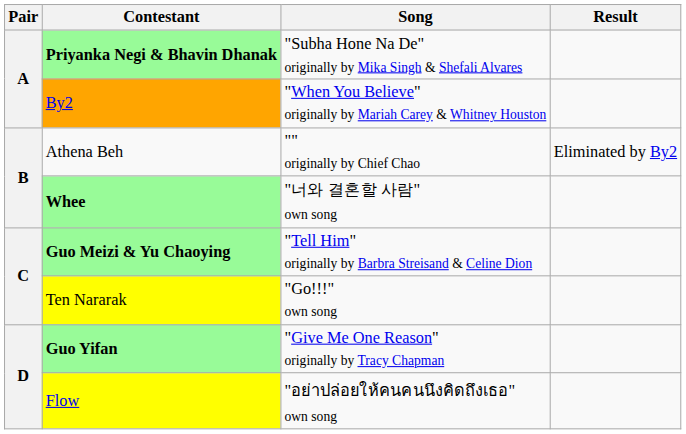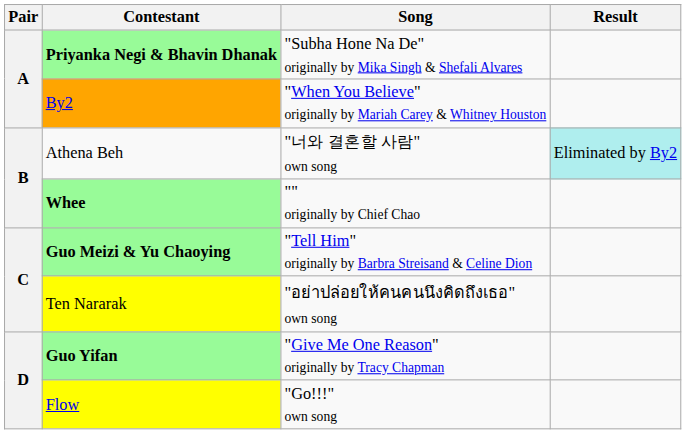(352, 151) "" originally by Chief Chao -> (352, 153) "너와 결혼할 사람" own song
(615, 151) no background -> (615, 153) paleturquoise background
(352, 202) "너와 결혼할 사람" own song -> (352, 203) "" originally by Chief Chao
(311, 300) "Go!!!" own song -> (400, 305) "อย่าปล่อยให้คนคนนึงคิดถึงเธอ" own song
(400, 402) "อย่าปล่อยให้คนคนนึงคิดถึงเธอ" own song -> (311, 404) "Go!!!" own song
